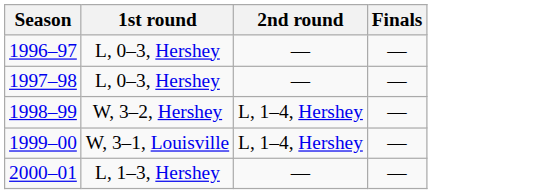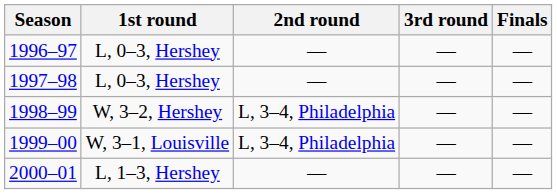+ column: (446, 19)
(300, 111) L, 1–4, Hershey -> (317, 111) L, 3–4, Philadelphia
(300, 142) L, 1–4, Hershey -> (317, 142) L, 3–4, Philadelphia
